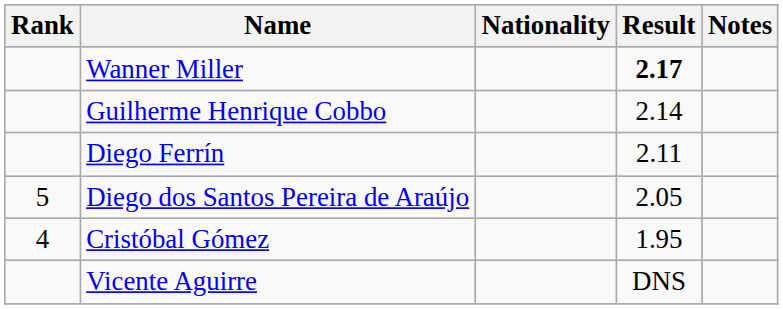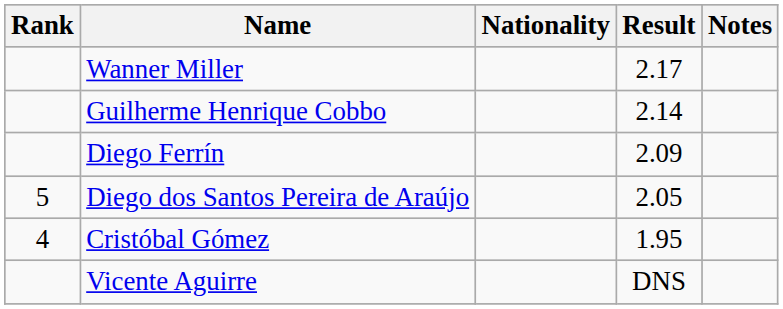(659, 68) bold -> (659, 68) normal
(659, 153) 2.11 -> (659, 153) 2.09
